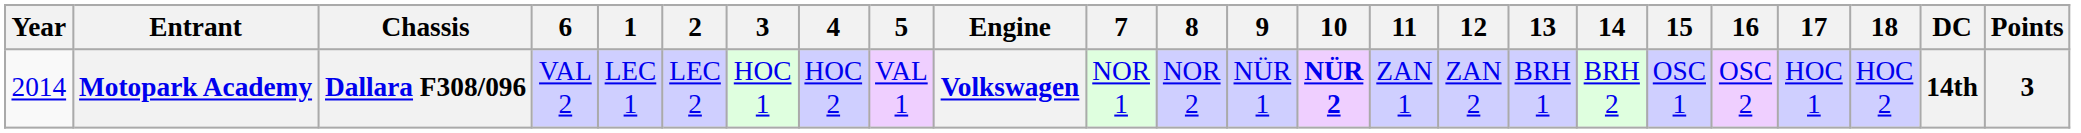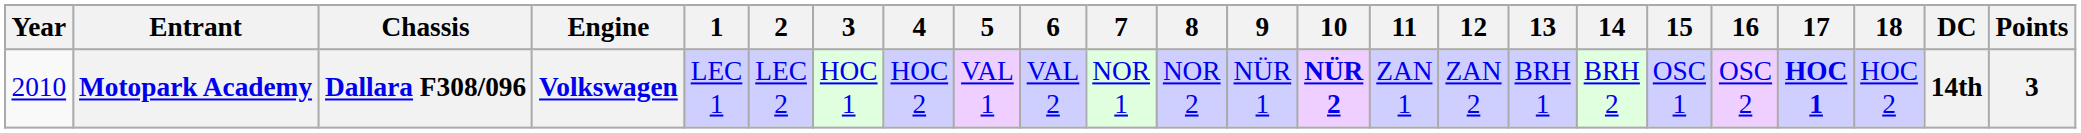columns swapped: (1010, 26) <-> (565, 26)
(39, 87) 2014 -> (39, 87) 2010
(1814, 87) normal -> (1816, 87) bold
